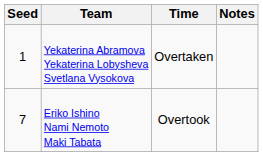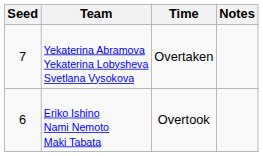(23, 56) 1 -> (23, 56) 7
(23, 120) 7 -> (23, 120) 6
